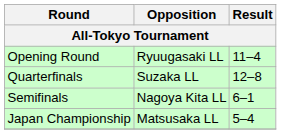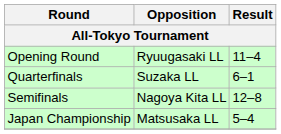(247, 77) 12–8 -> (243, 77) 6–1
(243, 98) 6–1 -> (247, 98) 12–8
